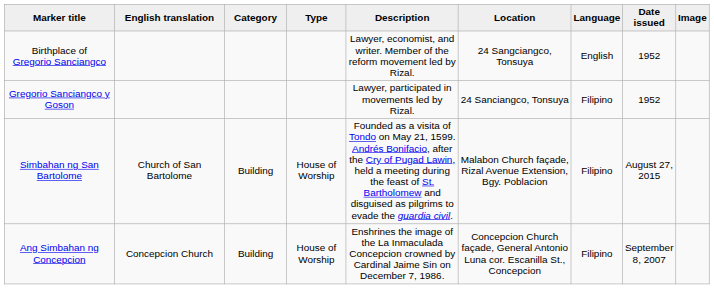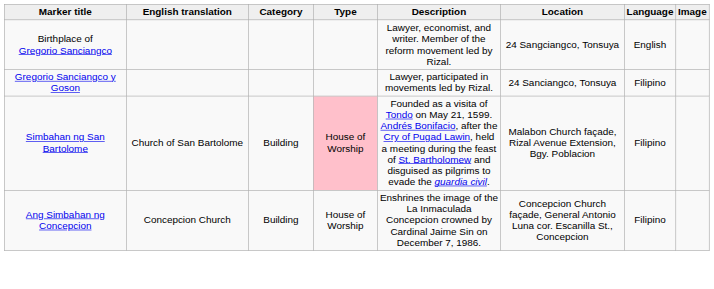- column: (649, 17)
(316, 171) no background -> (345, 143) pink background
